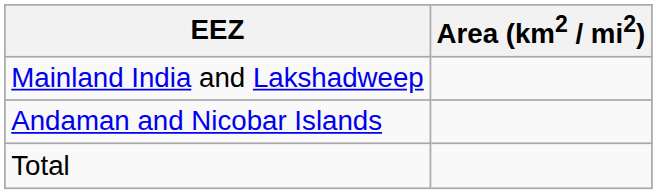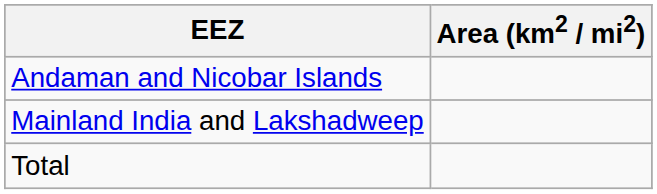rows swapped: (217, 77) <-> (197, 121)
